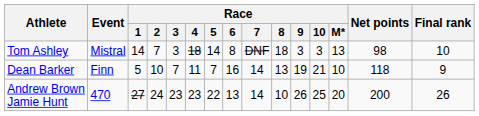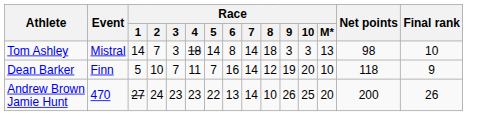(257, 51) DNF -> (251, 51) 14
(281, 70) 13 -> (270, 70) 12
(319, 70) 21 -> (308, 70) 20
